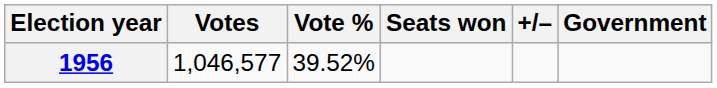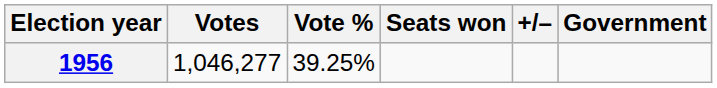(227, 62) 1,046,577 -> (227, 62) 1,046,277
(334, 62) 39.52% -> (334, 62) 39.25%
